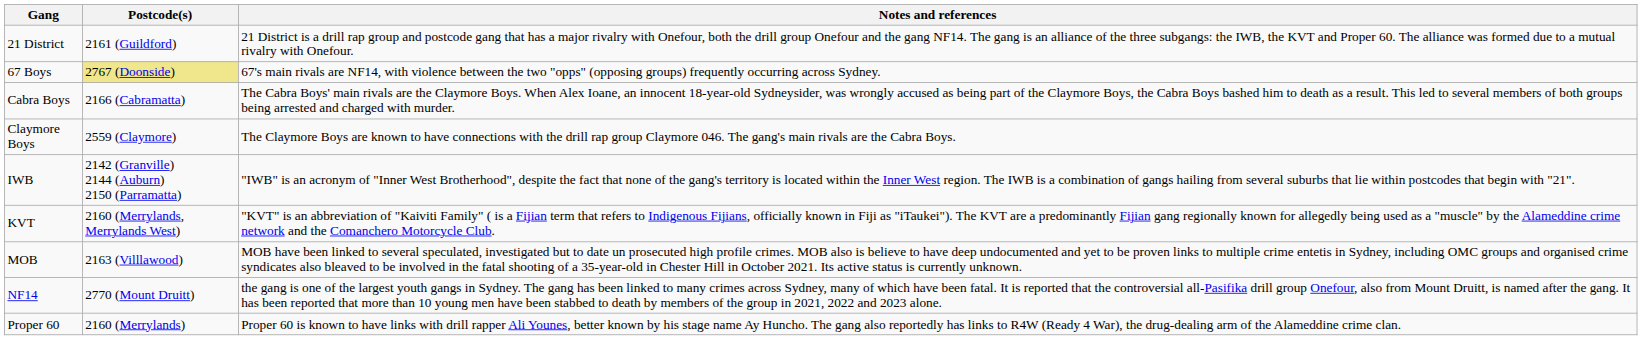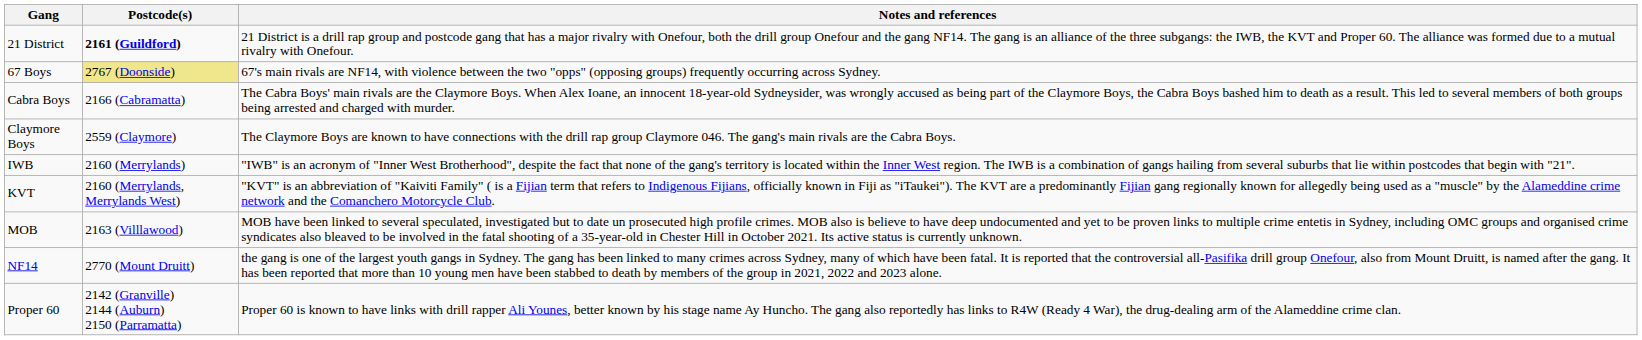(131, 43) normal -> (133, 43) bold
(133, 180) 2142 (Granville) 2144 (Auburn) 2150 (Parramatta) -> (135, 165) 2160 (Merrylands)
(135, 324) 2160 (Merrylands) -> (133, 309) 2142 (Granville) 2144 (Auburn) 2150 (Parramatta)
